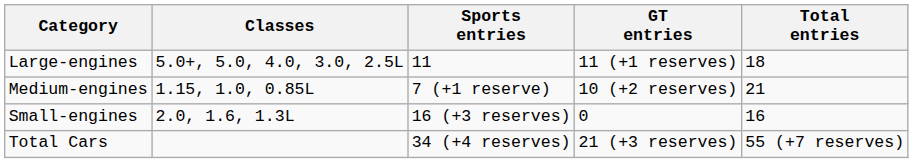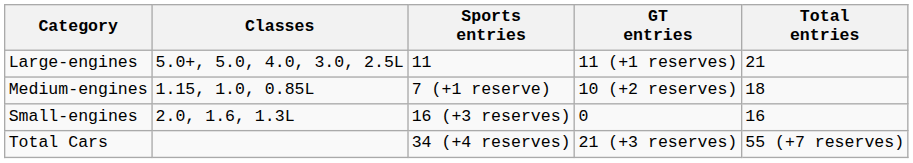(755, 64) 18 -> (755, 64) 21
(755, 91) 21 -> (755, 91) 18
